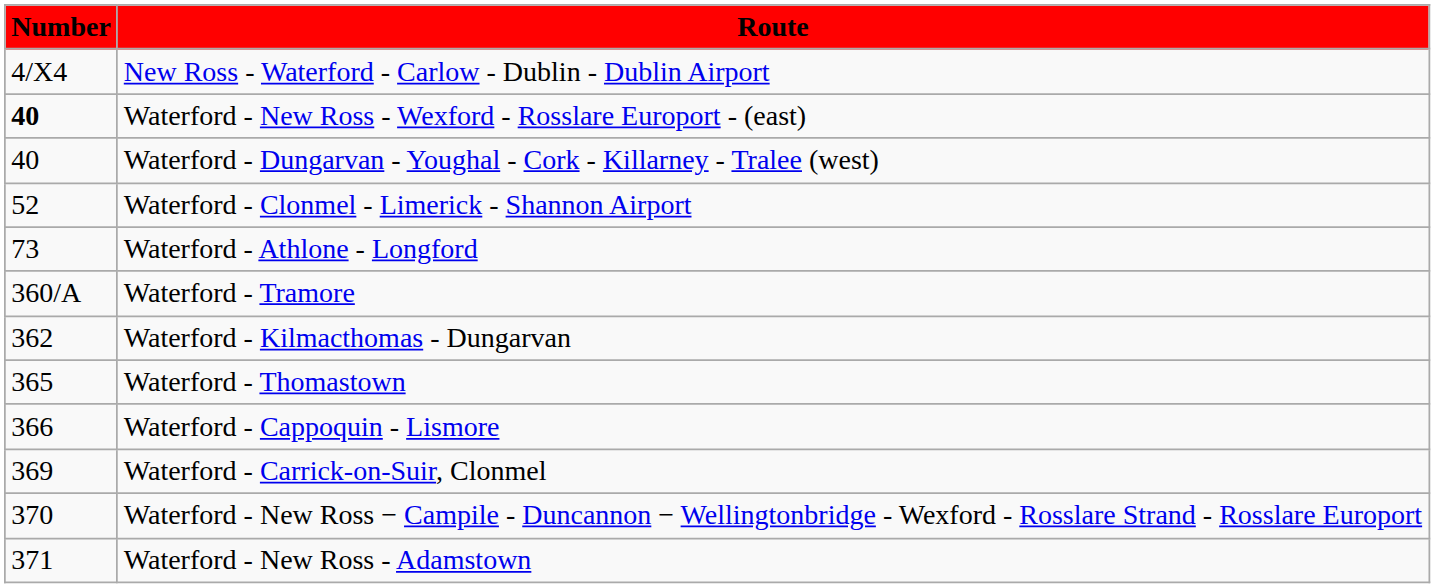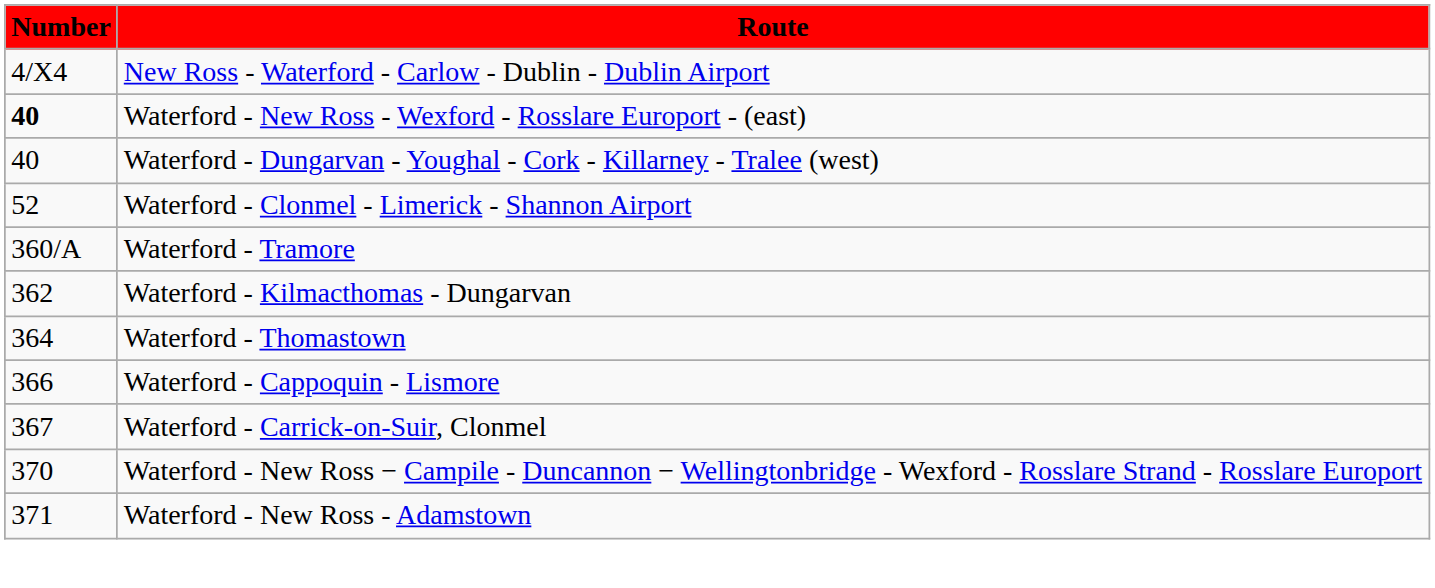- row: (301, 248)
(32, 381) 365 -> (32, 337) 364
(32, 470) 369 -> (32, 426) 367
